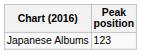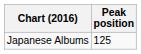(102, 40) 123 -> (102, 40) 125
